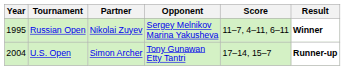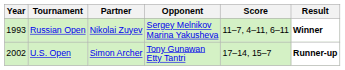(16, 30) 1995 -> (16, 30) 1993
(16, 54) 2004 -> (16, 54) 2002
